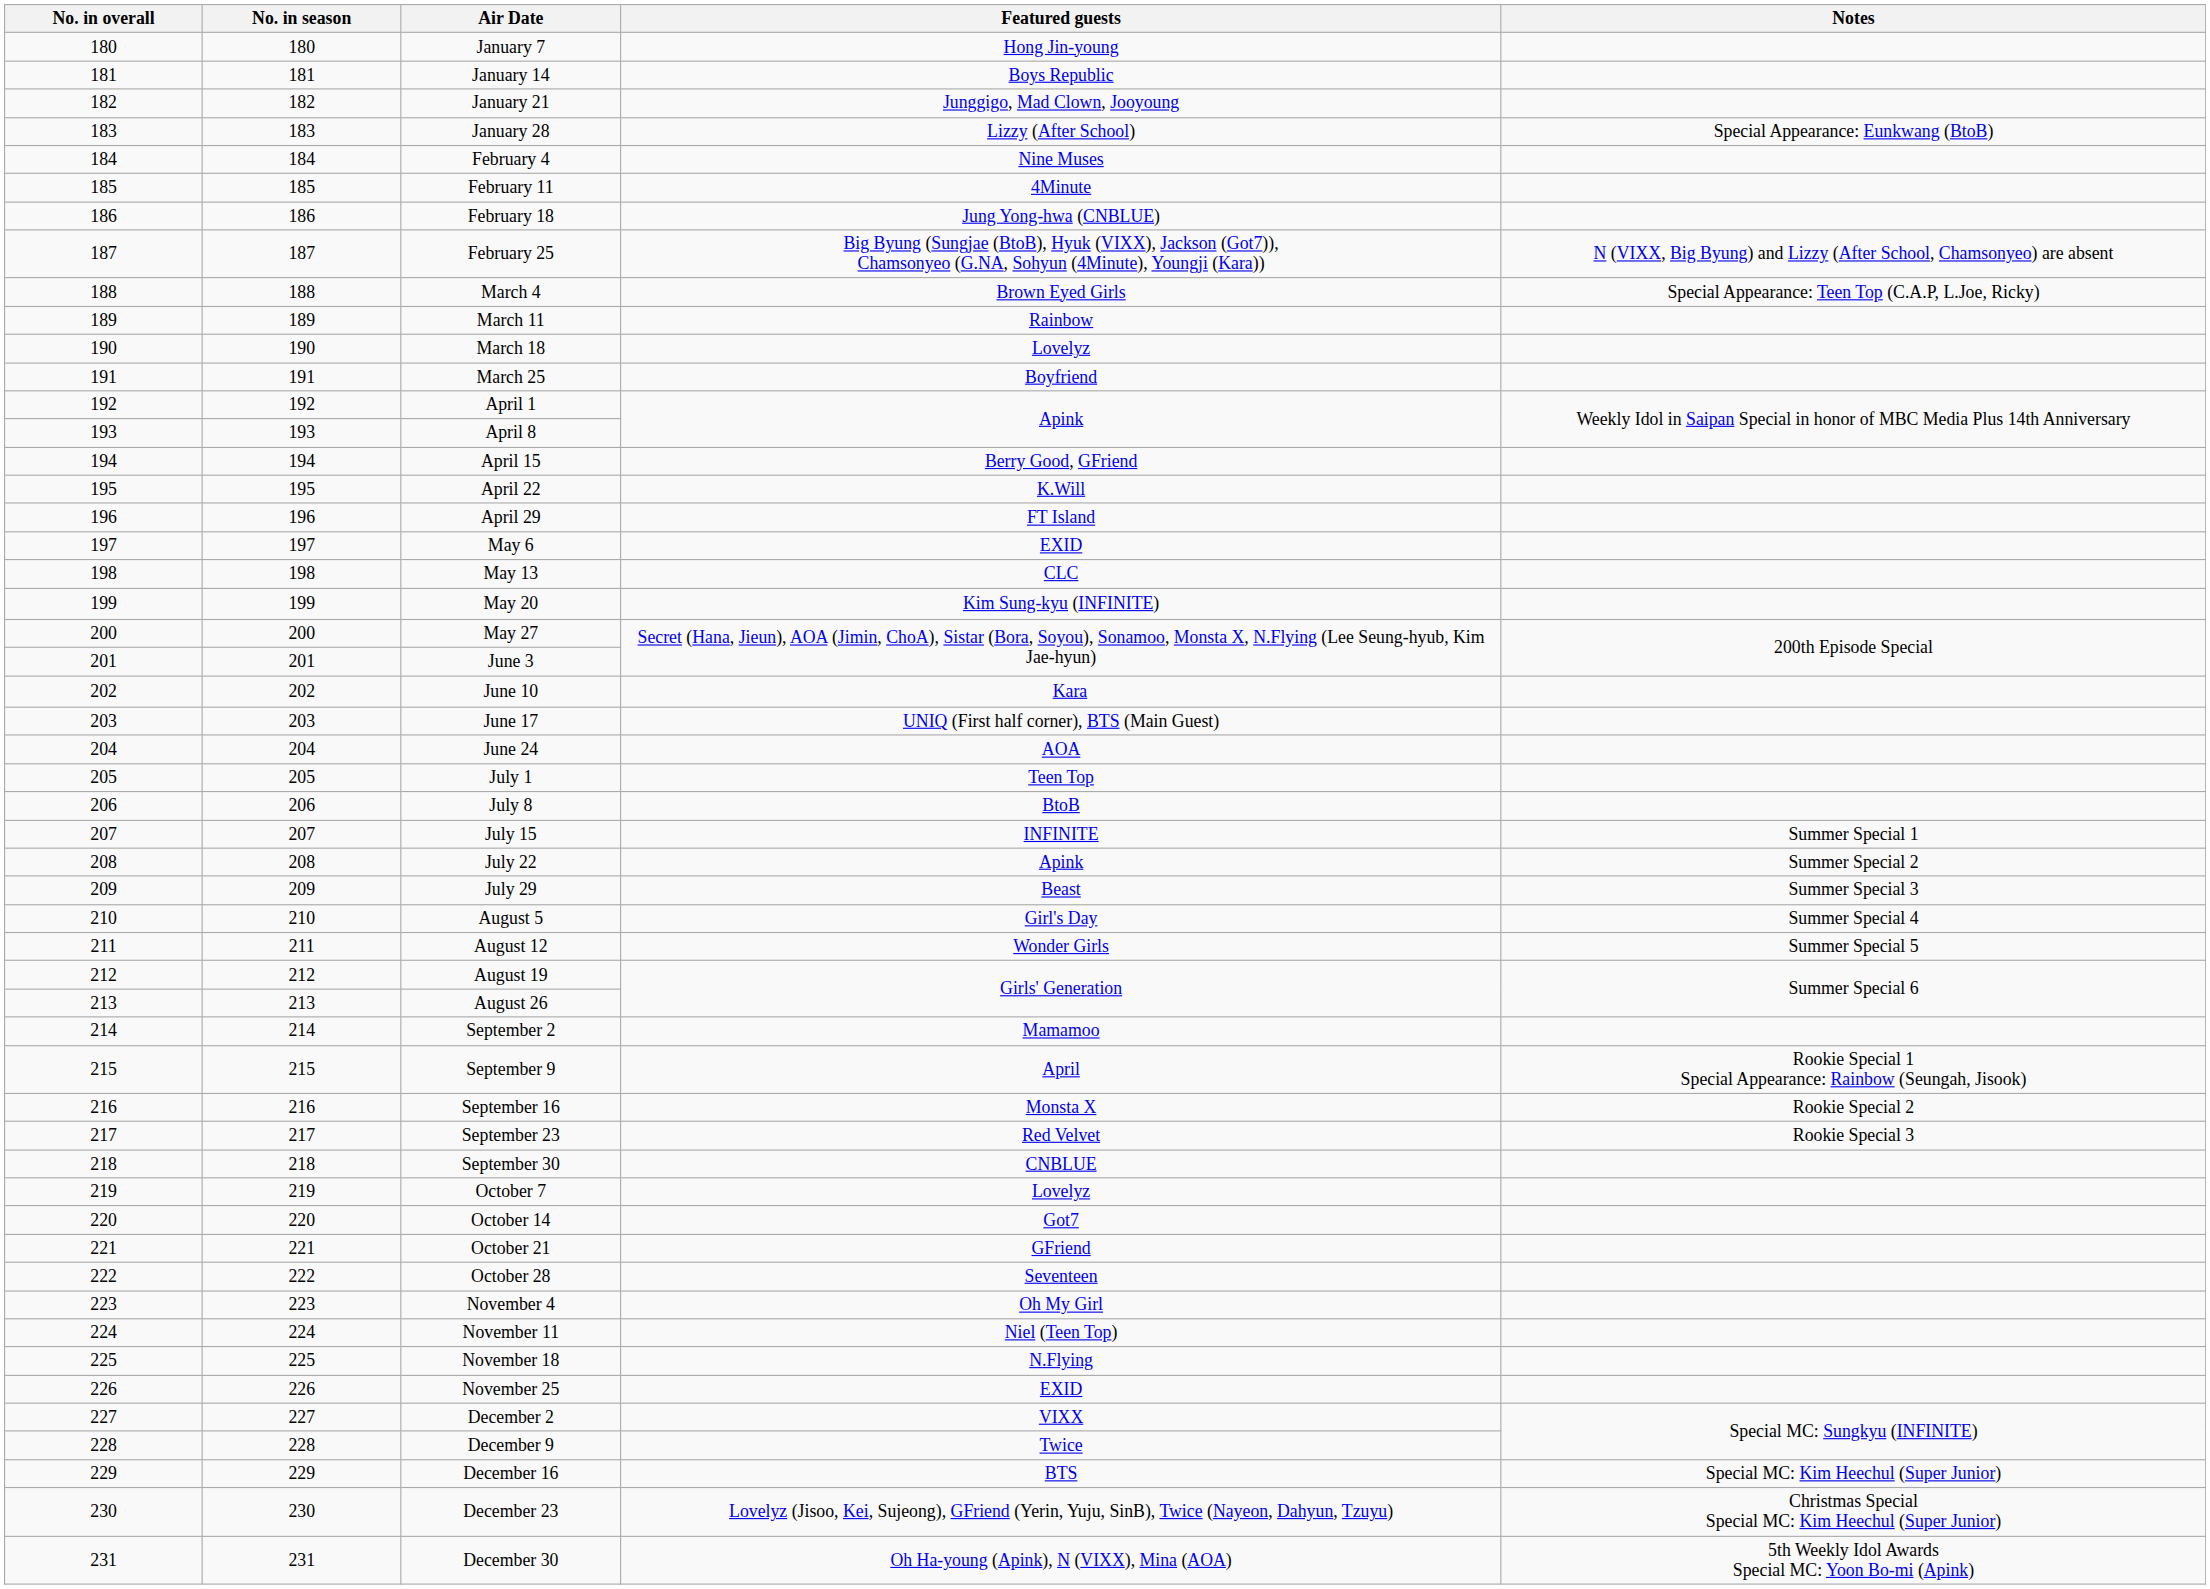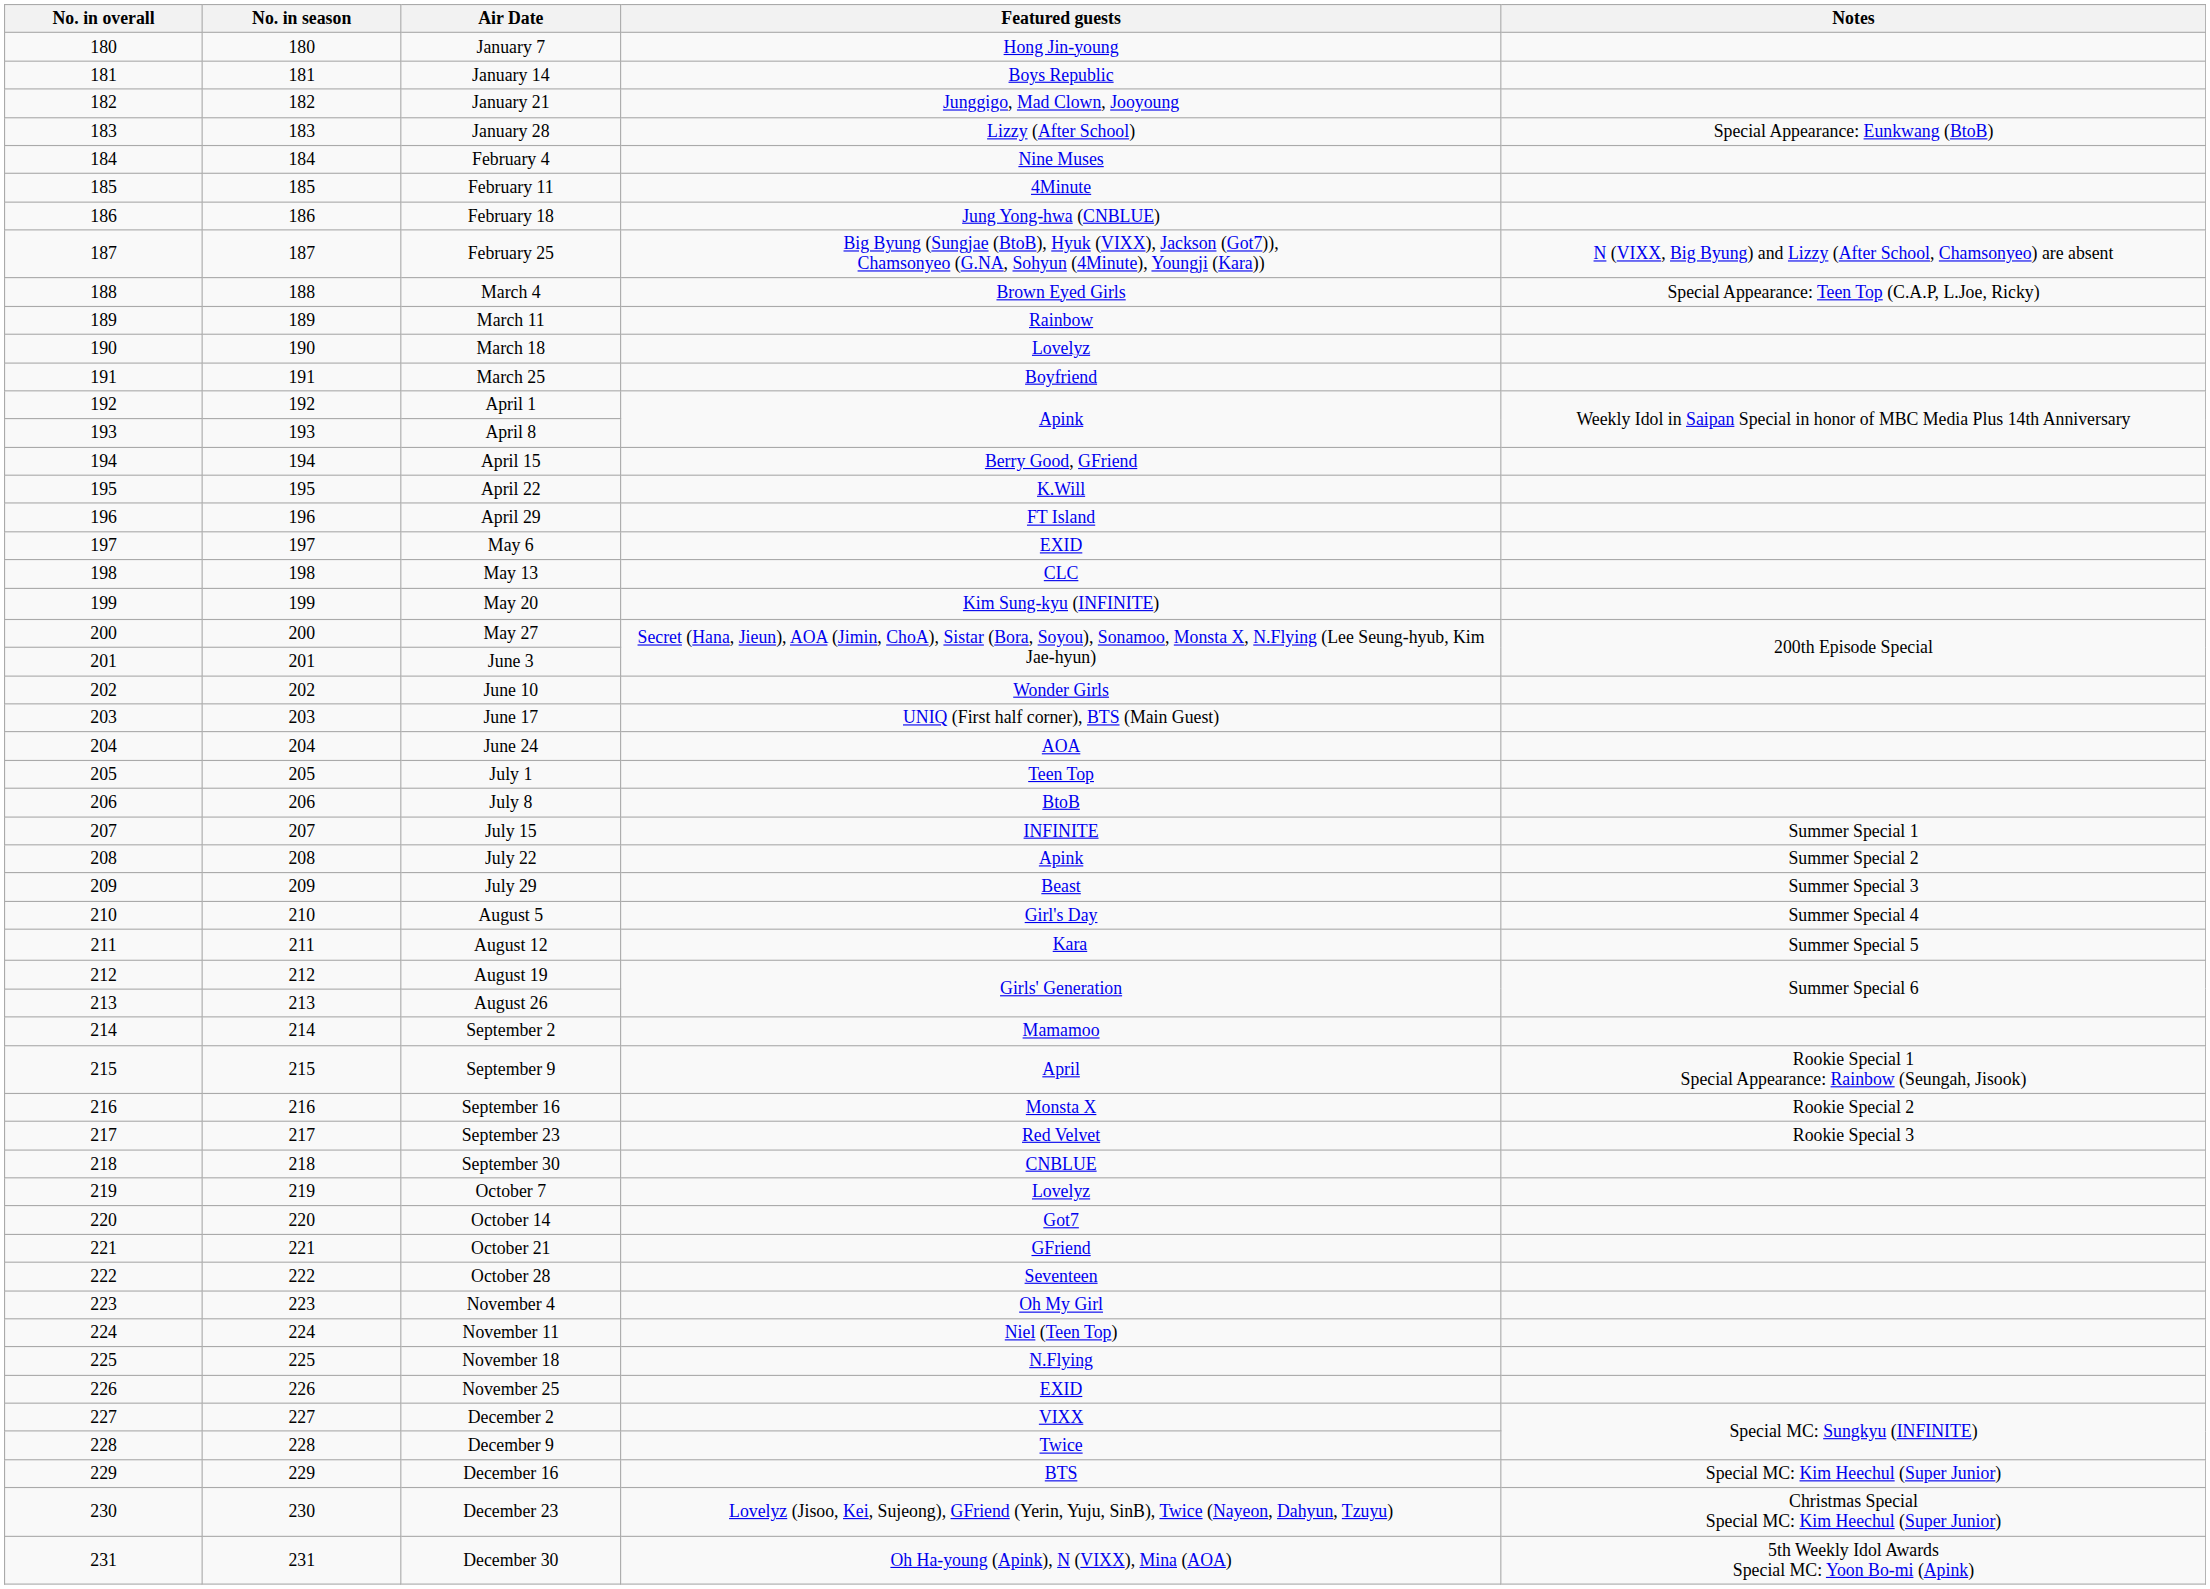(1070, 690) Kara -> (1061, 689) Wonder Girls
(1061, 946) Wonder Girls -> (1070, 944) Kara
